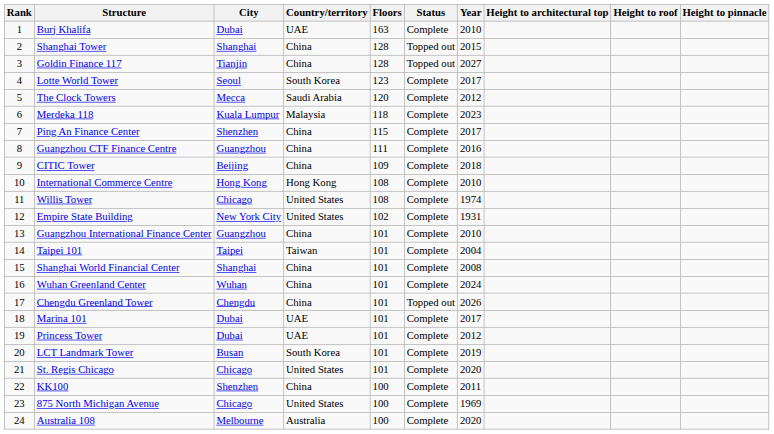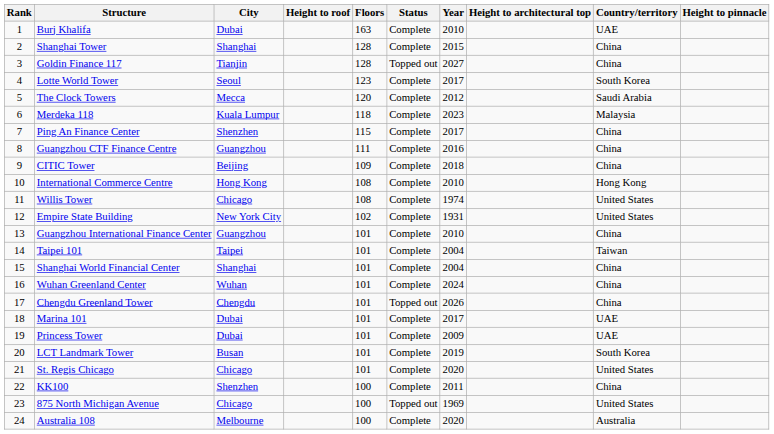columns swapped: (327, 13) <-> (646, 13)
(431, 47) Topped out -> (410, 47) Complete
(471, 268) 2008 -> (453, 268) 2004
(471, 336) 2012 -> (453, 336) 2009
(427, 404) Complete -> (413, 404) Topped out
